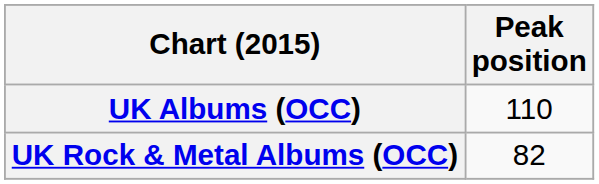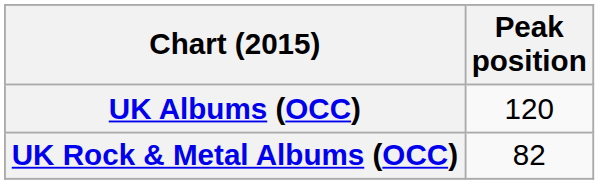(529, 108) 110 -> (529, 108) 120
